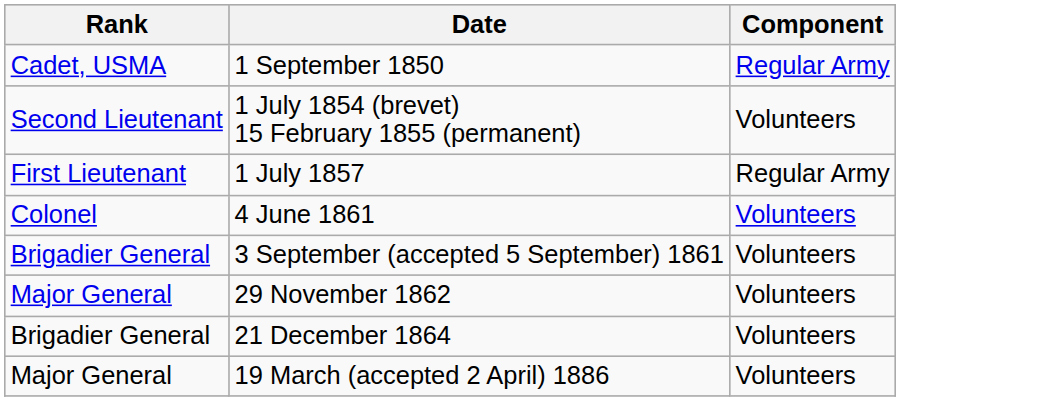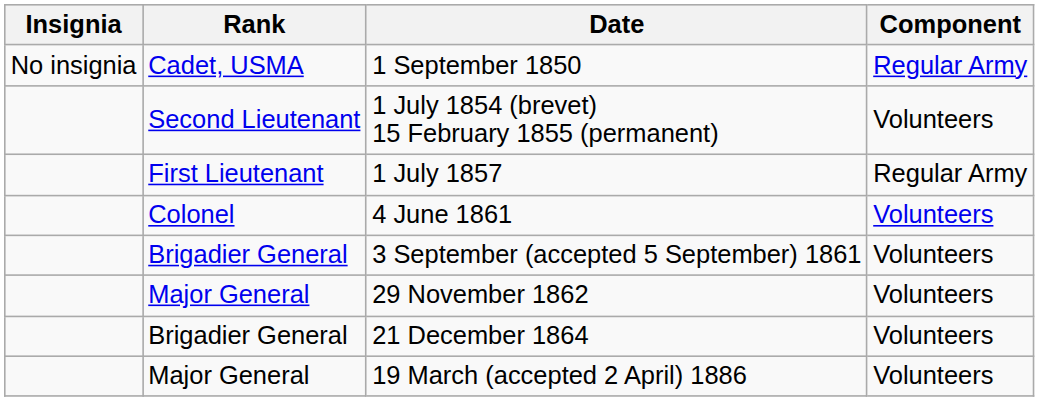+ column: (74, 24)
